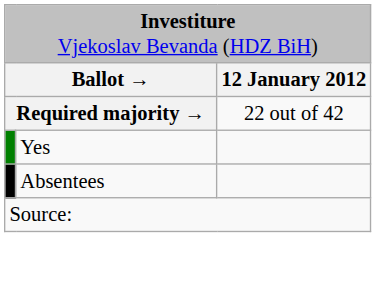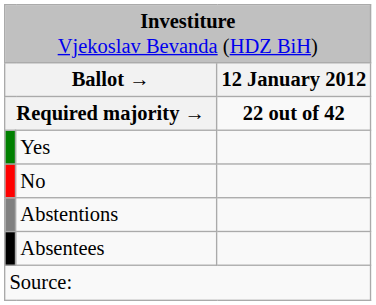(294, 113) normal -> (294, 113) bold
+ row: (33, 181)
+ row: (69, 215)
